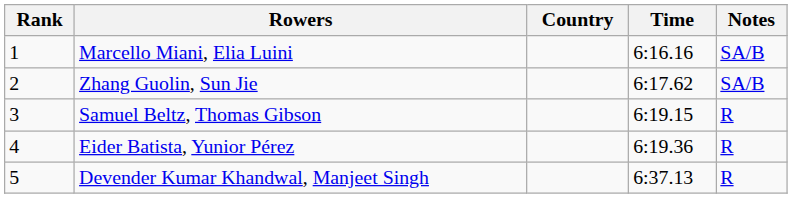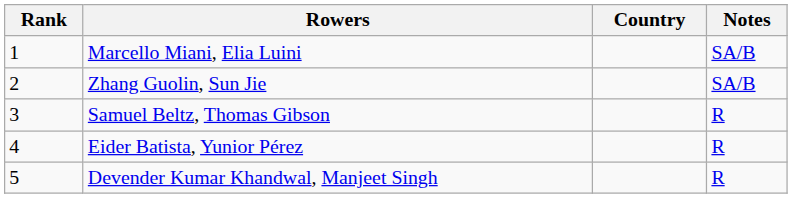- column: (672, 20)
